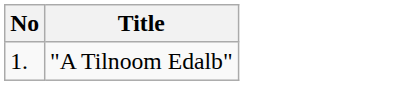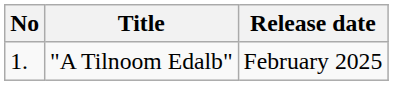+ column: (313, 23)
